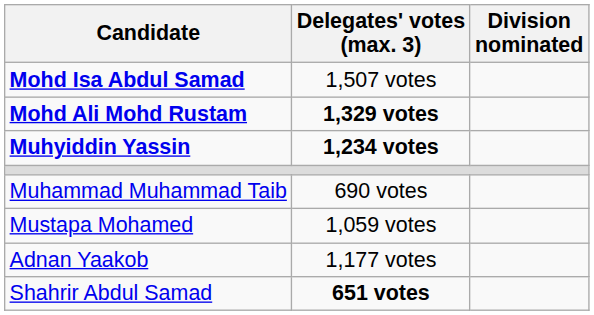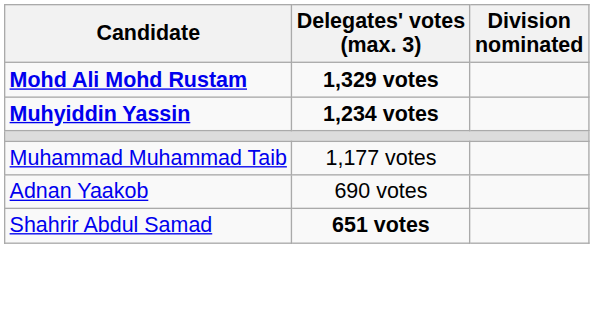- row: (127, 79)
(381, 191) 690 votes -> (381, 157) 1,177 votes
- row: (101, 225)
(381, 259) 1,177 votes -> (381, 191) 690 votes
